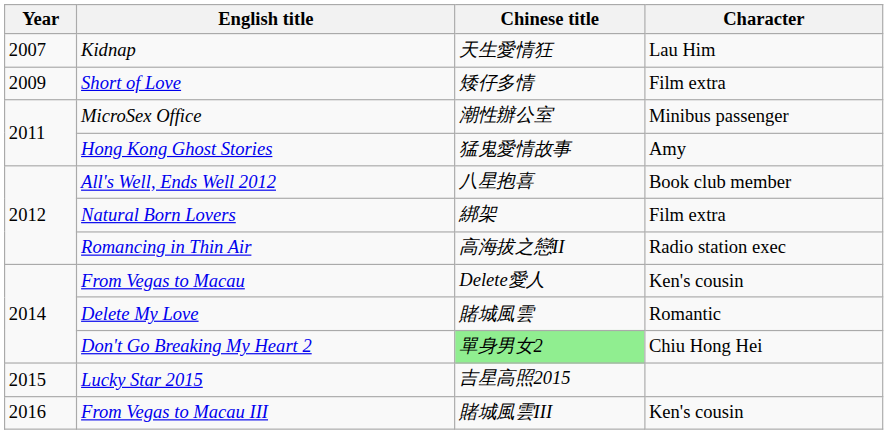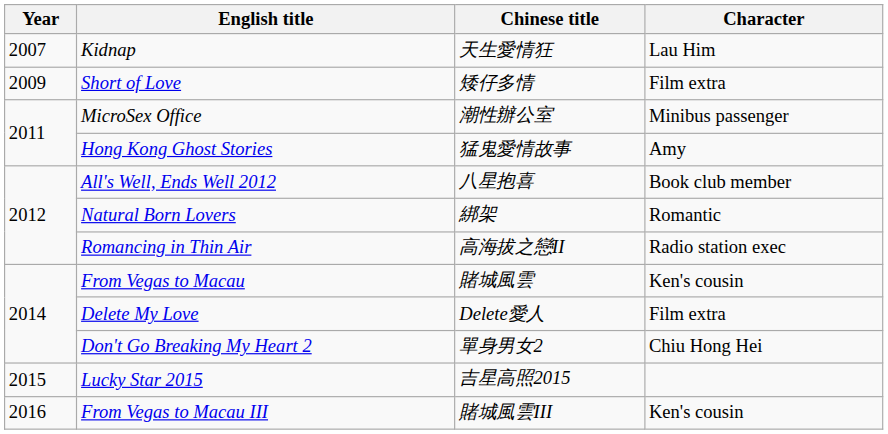(687, 214) Film extra -> (685, 214) Romantic
(502, 280) Delete愛人 -> (496, 280) 賭城風雲
(496, 313) 賭城風雲 -> (502, 313) Delete愛人
(685, 313) Romantic -> (687, 313) Film extra
(501, 346) lightgreen background -> (501, 346) no background
